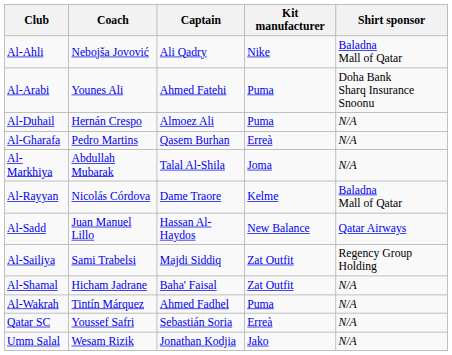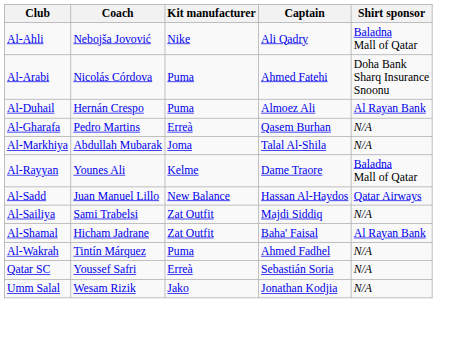columns swapped: (201, 20) <-> (290, 20)
(97, 90) Younes Ali -> (113, 77) Nicolás Córdova
(348, 121) N/A -> (390, 108) Al Rayan Bank
(111, 197) Nicolás Córdova -> (99, 170) Younes Ali
(375, 260) Regency Group Holding -> (363, 214) N/A
(348, 285) N/A -> (390, 233) Al Rayan Bank
